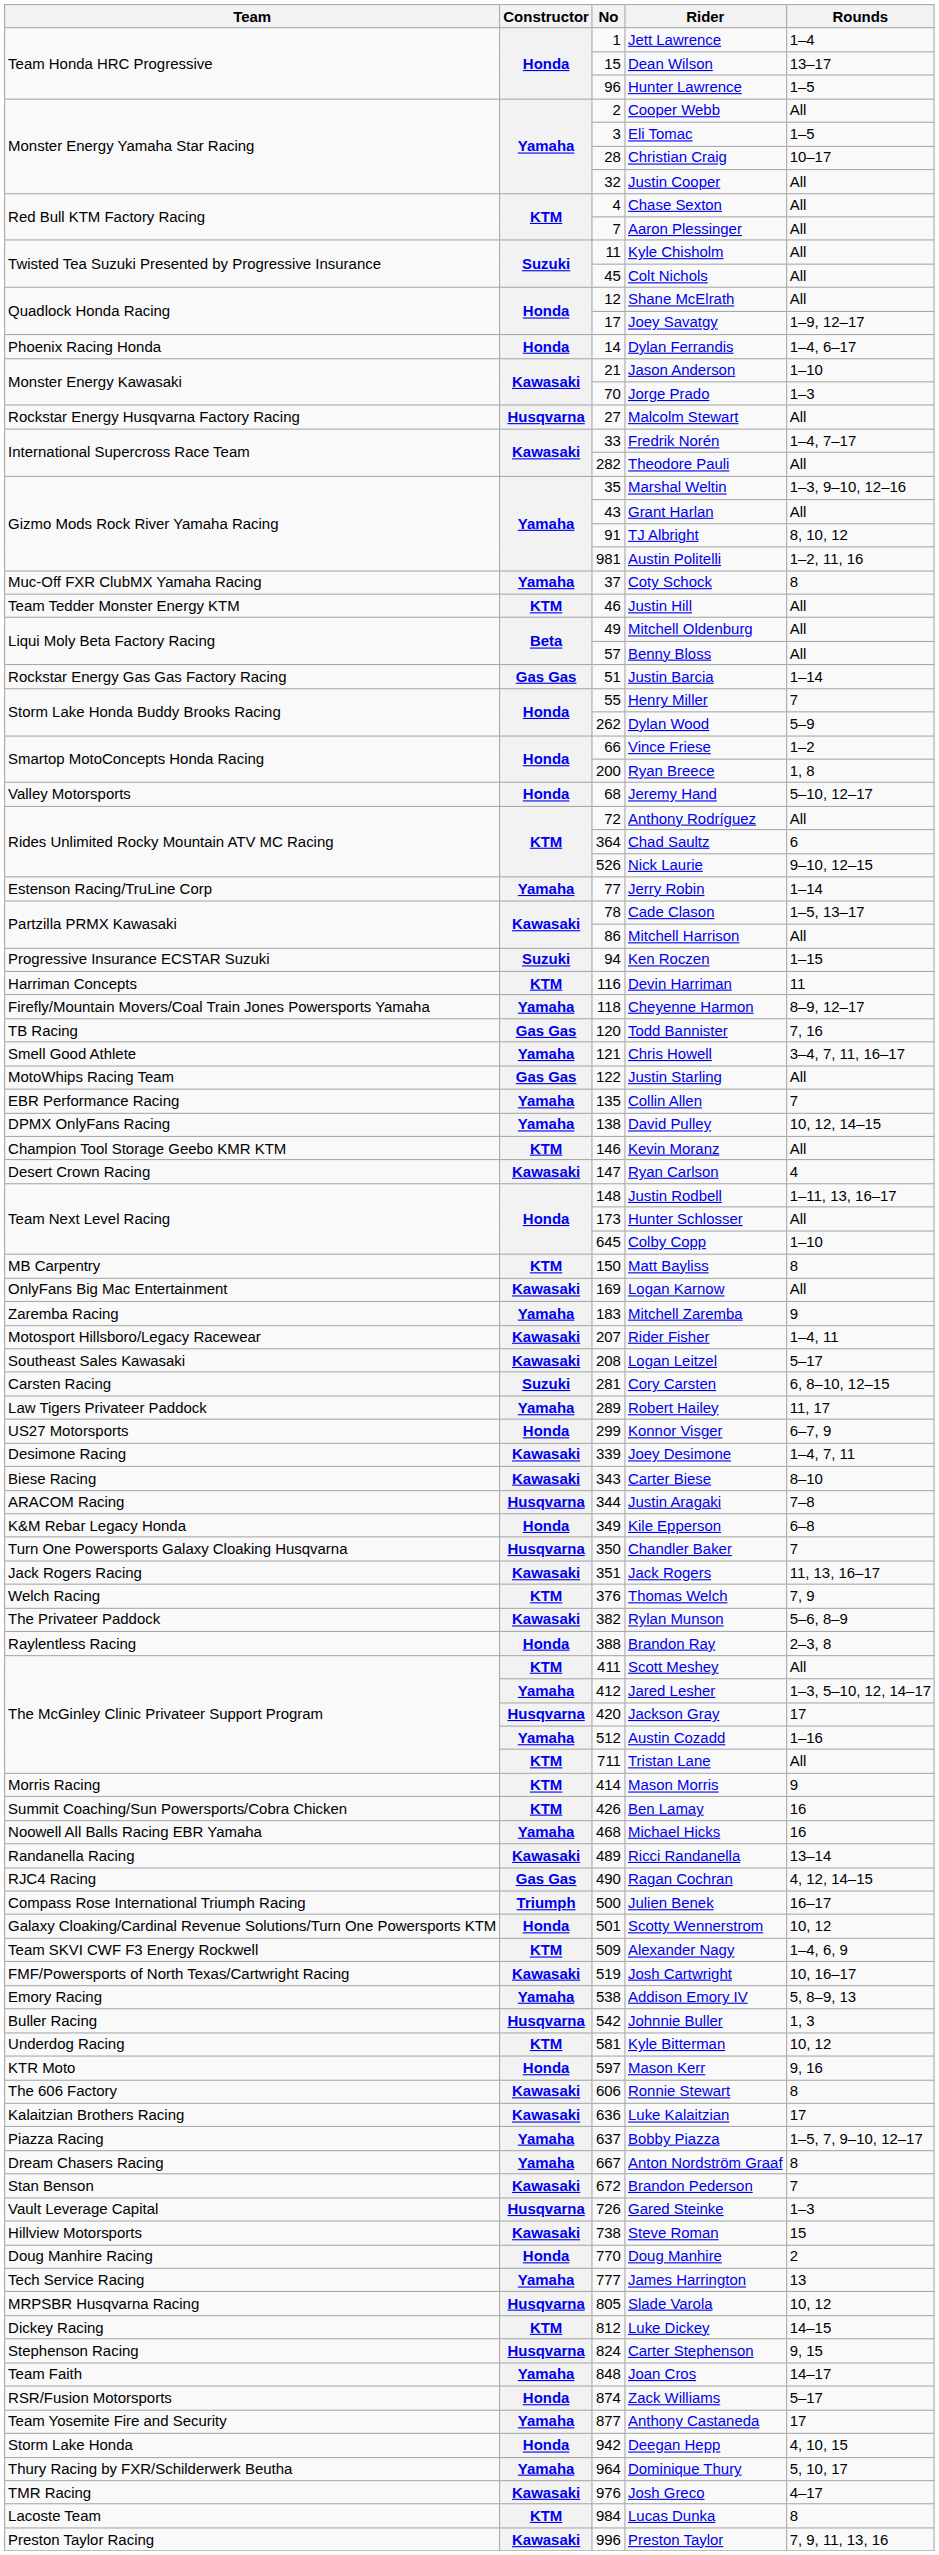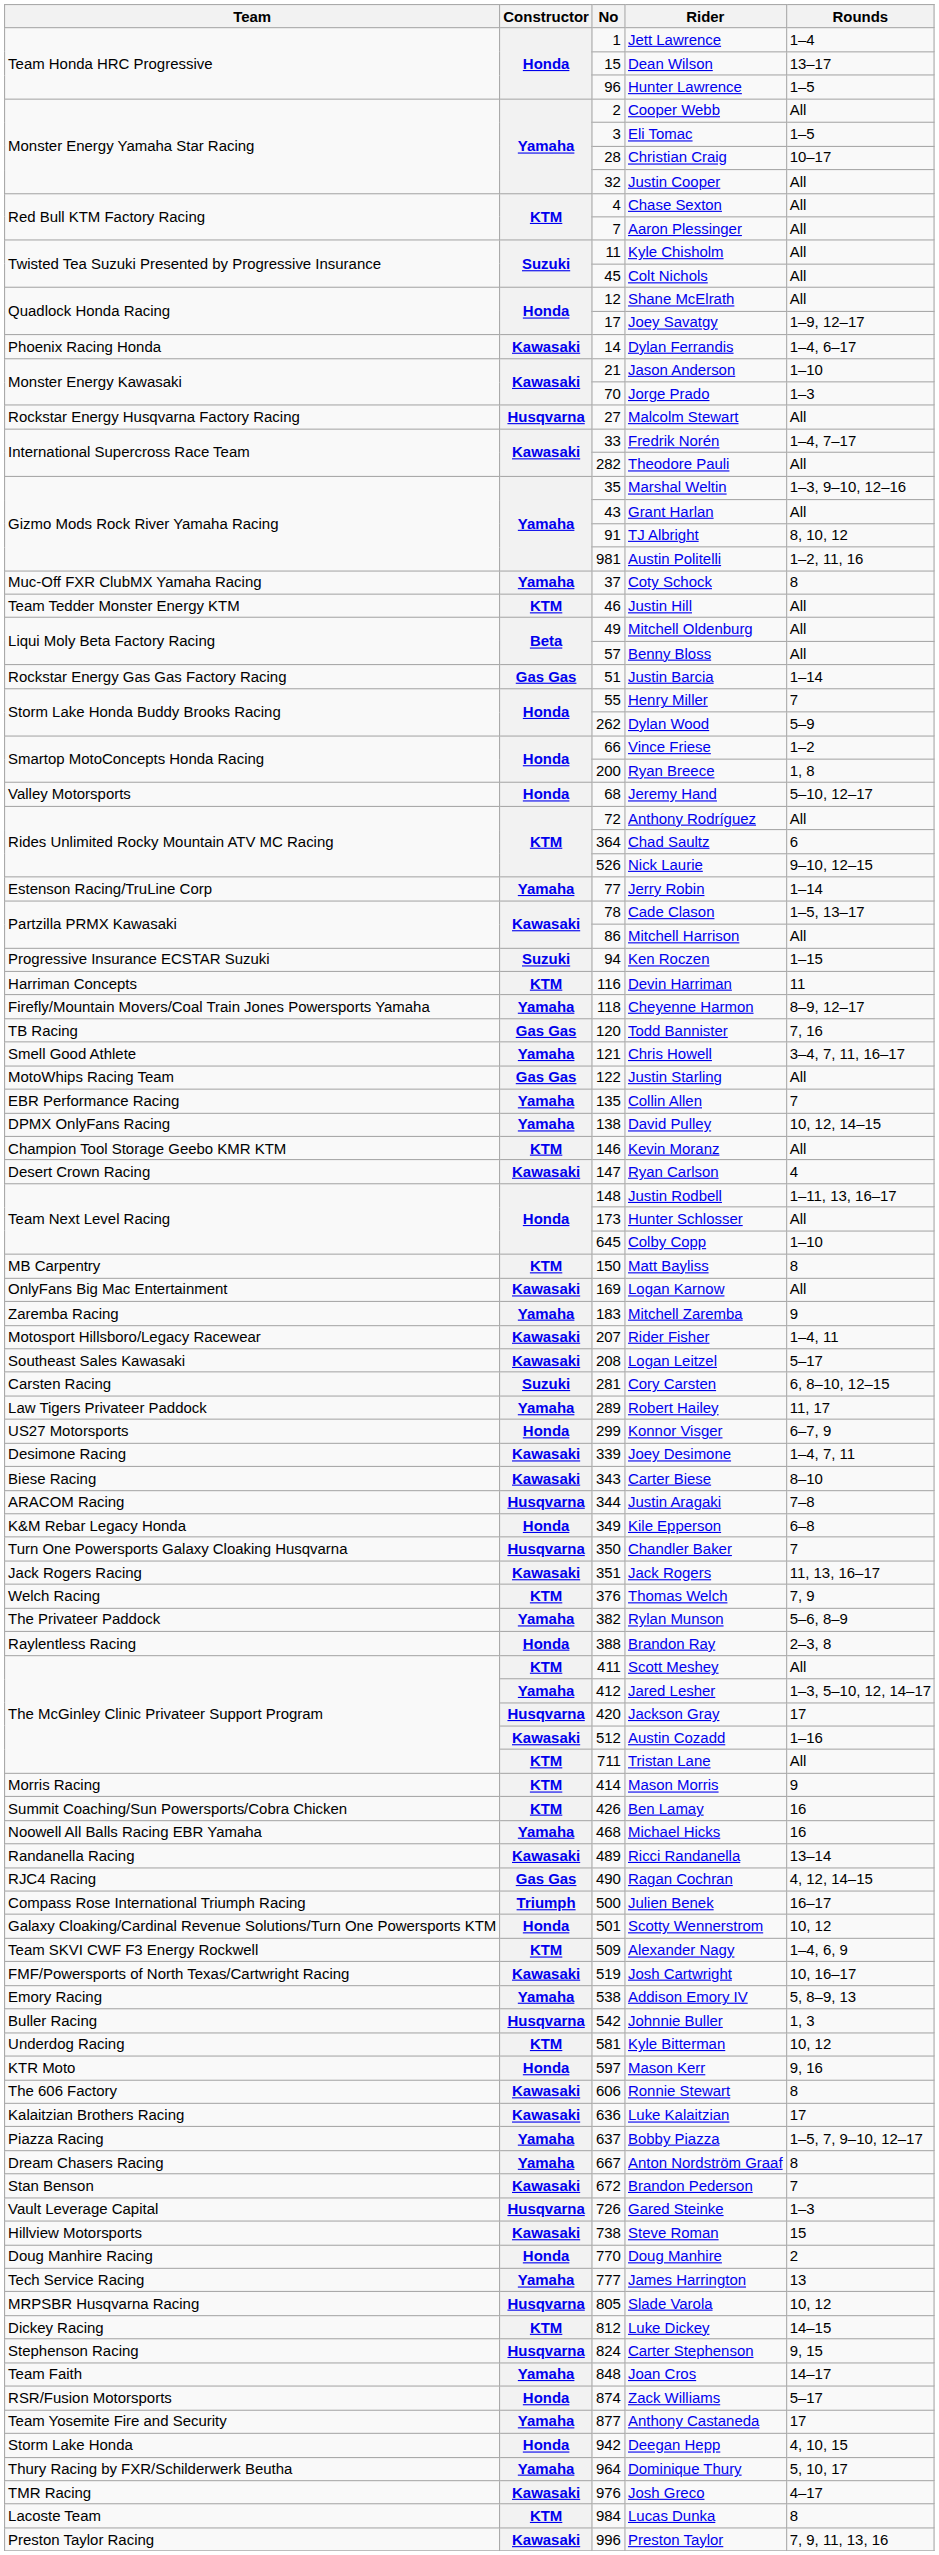(546, 346) Honda -> (546, 346) Kawasaki
(546, 1619) Kawasaki -> (546, 1619) Yamaha
(546, 1737) Yamaha -> (546, 1737) Kawasaki
